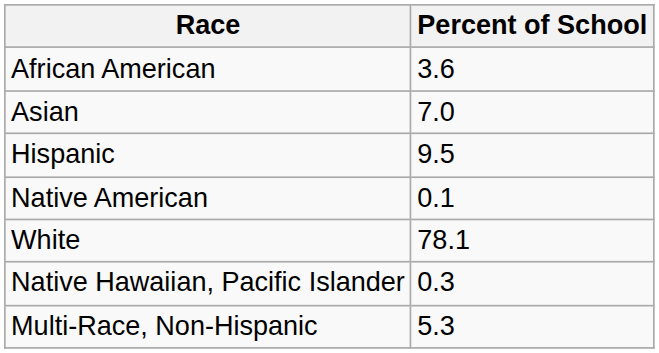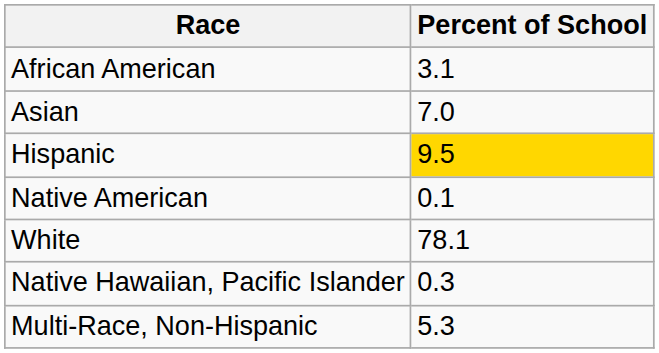(436, 68) 3.6 -> (436, 68) 3.1
(436, 154) no background -> (436, 154) gold background
